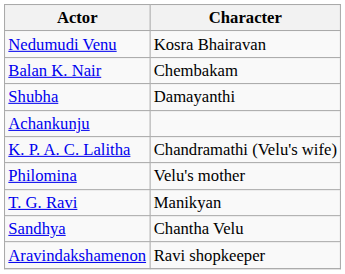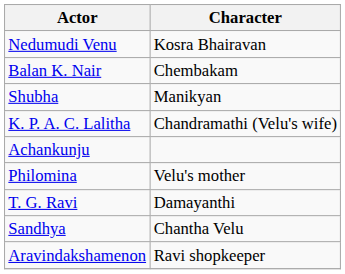(194, 96) Damayanthi -> (187, 96) Manikyan
rows swapped: (49, 123) <-> (69, 149)
(187, 202) Manikyan -> (194, 202) Damayanthi
